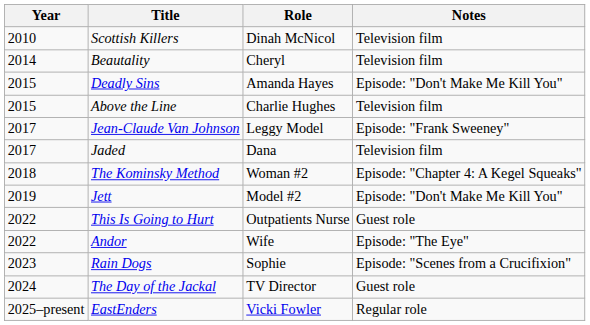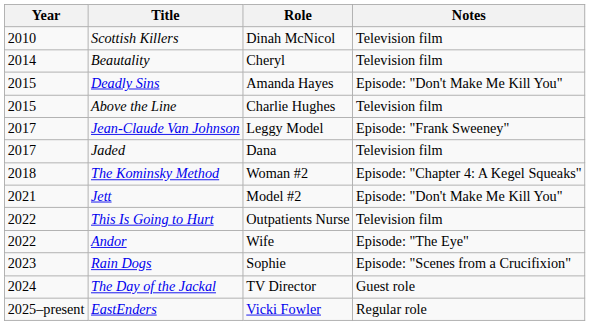(22, 196) 2019 -> (22, 196) 2021
(386, 219) Guest role -> (399, 219) Television film
